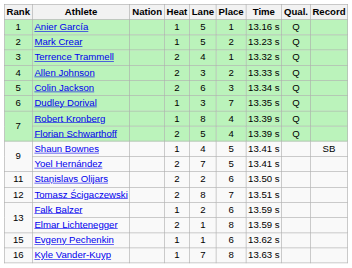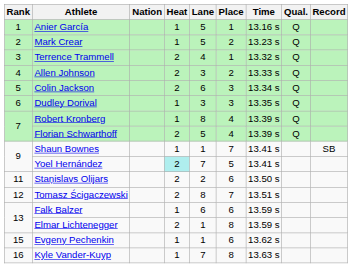(231, 103) 7 -> (231, 103) 3
(203, 149) 4 -> (203, 149) 1
(231, 149) 5 -> (231, 149) 7
(177, 164) no background -> (177, 164) paleturquoise background
(203, 210) 2 -> (203, 210) 6
